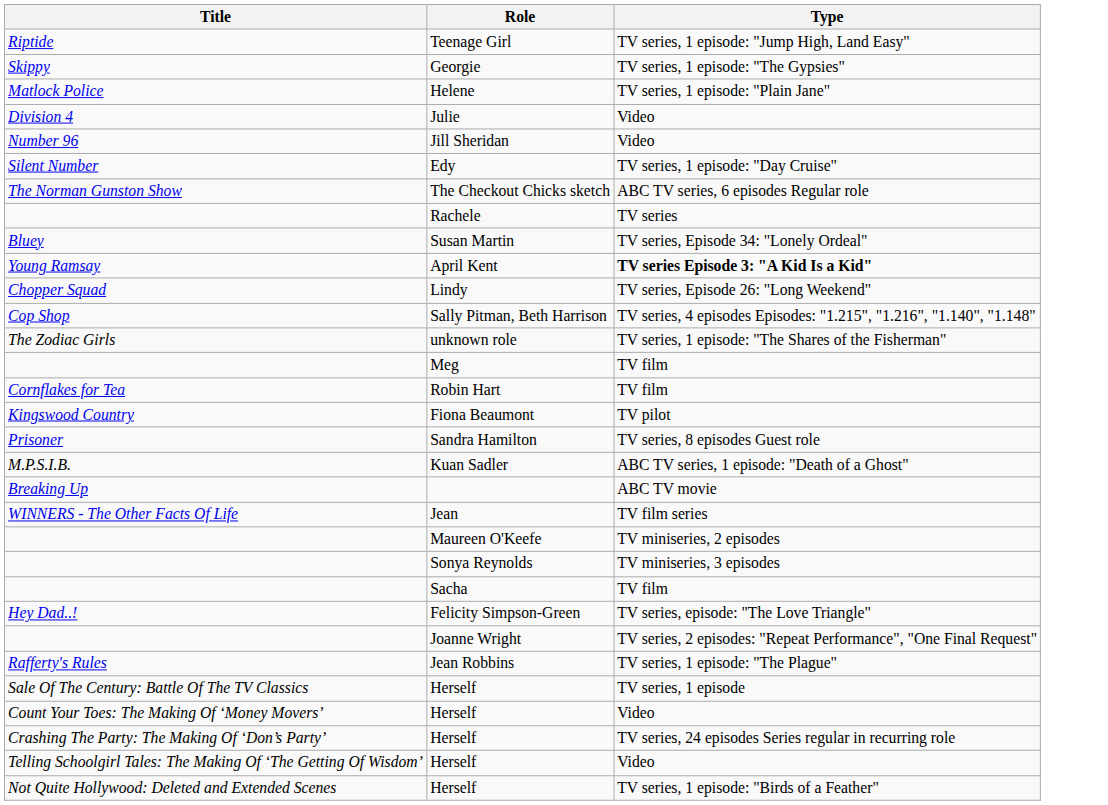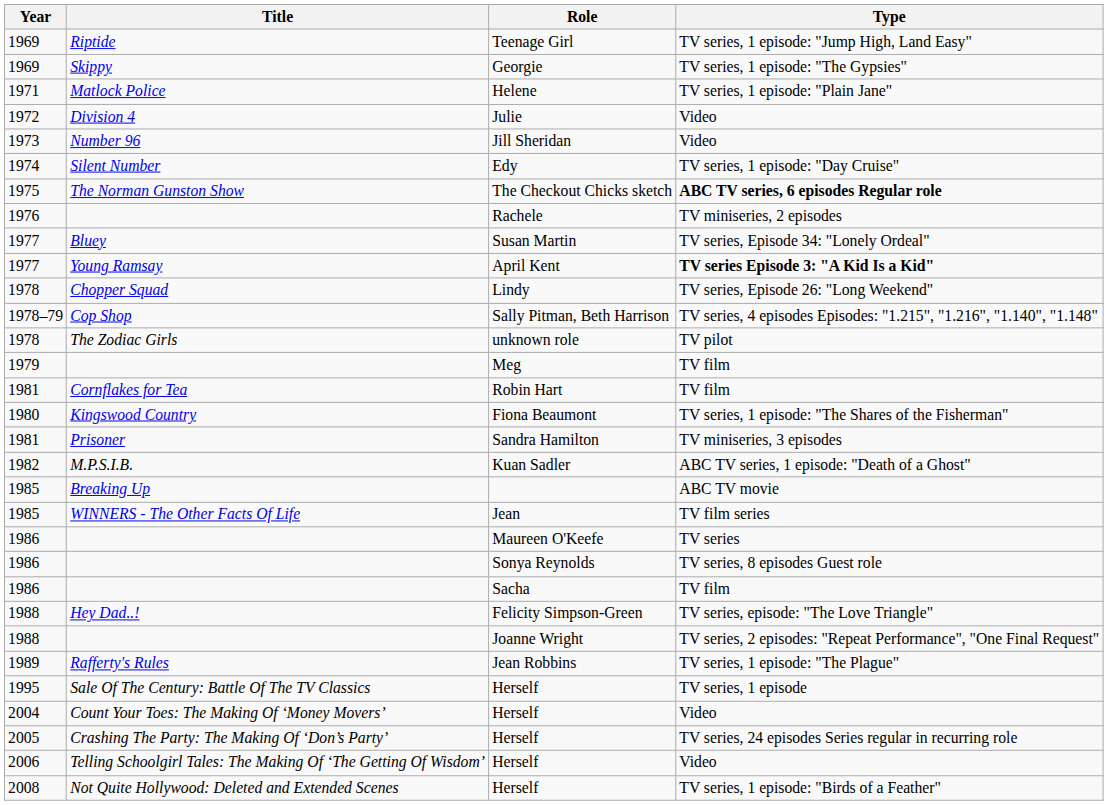+ column: (36, 16)
(743, 191) normal -> (810, 191) bold
(647, 215) TV series -> (761, 215) TV miniseries, 2 episodes
(782, 340) TV series, 1 episode: "The Shares of the Fisherman" -> (706, 340) TV pilot
(644, 414) TV pilot -> (844, 414) TV series, 1 episode: "The Shares of the Fisherman"
(719, 439) TV series, 8 episodes Guest role -> (761, 439) TV miniseries, 3 episodes
(698, 539) TV miniseries, 2 episodes -> (709, 539) TV series
(698, 564) TV miniseries, 3 episodes -> (781, 564) TV series, 8 episodes Guest role
